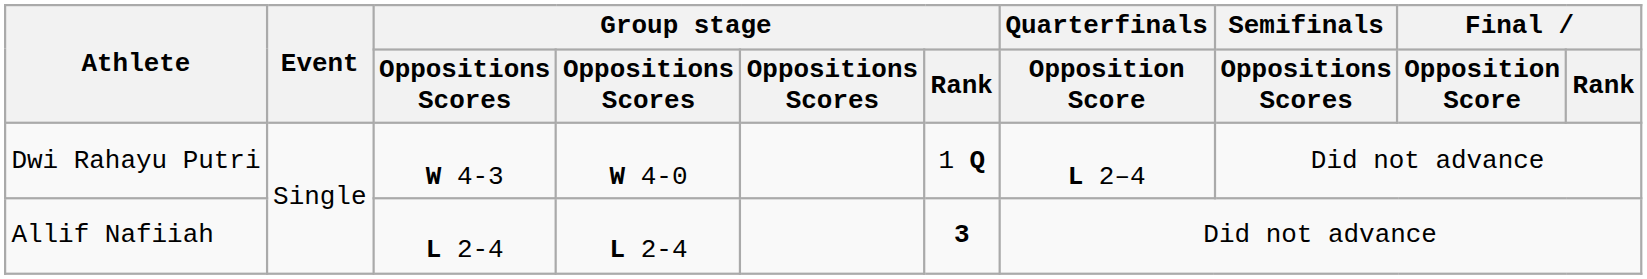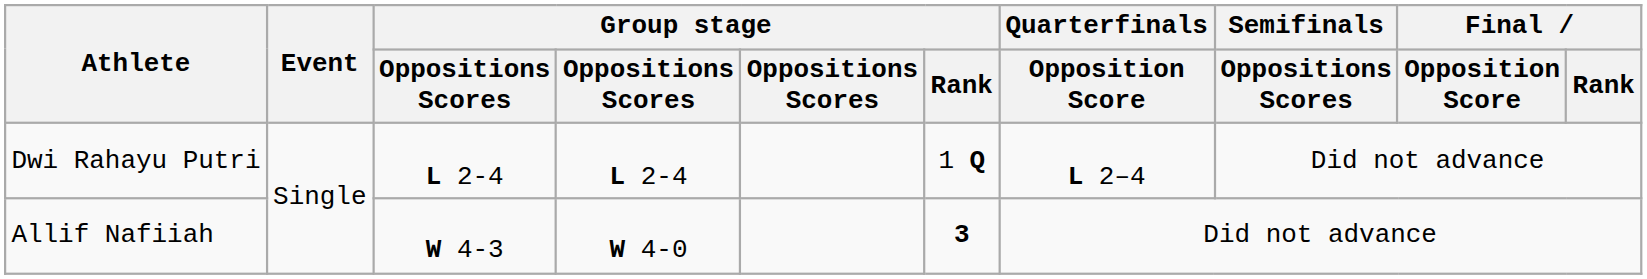(465, 176) W 4-3 -> (465, 176) L 2-4
(649, 176) W 4-0 -> (649, 176) L 2-4
(465, 251) L 2-4 -> (465, 251) W 4-3
(649, 251) L 2-4 -> (649, 251) W 4-0
